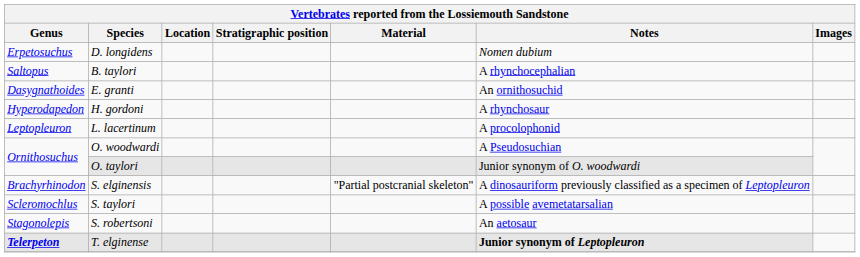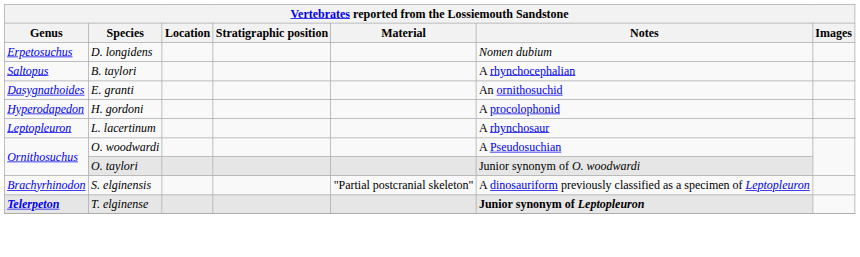(514, 109) A rhynchosaur -> (519, 109) A procolophonid
(519, 128) A procolophonid -> (514, 128) A rhynchosaur
- row: (113, 204)
- row: (122, 223)
